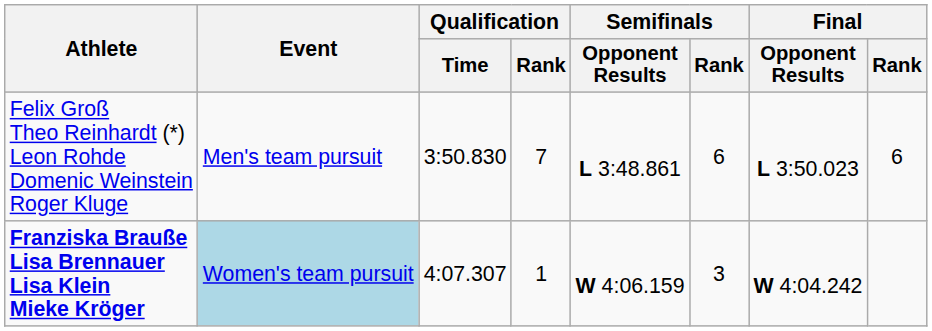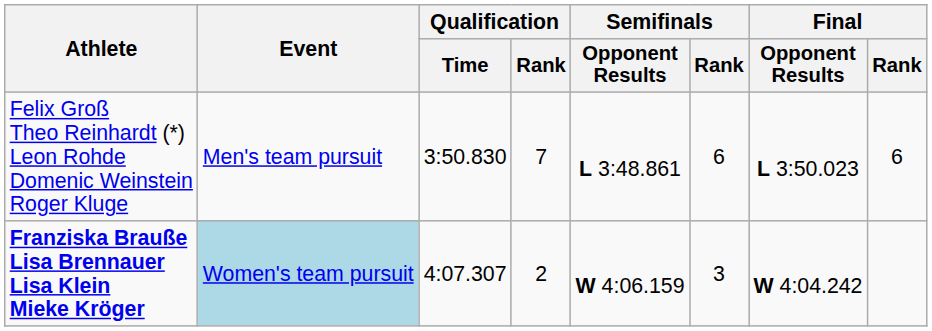(541, 274) 1 -> (541, 274) 2
